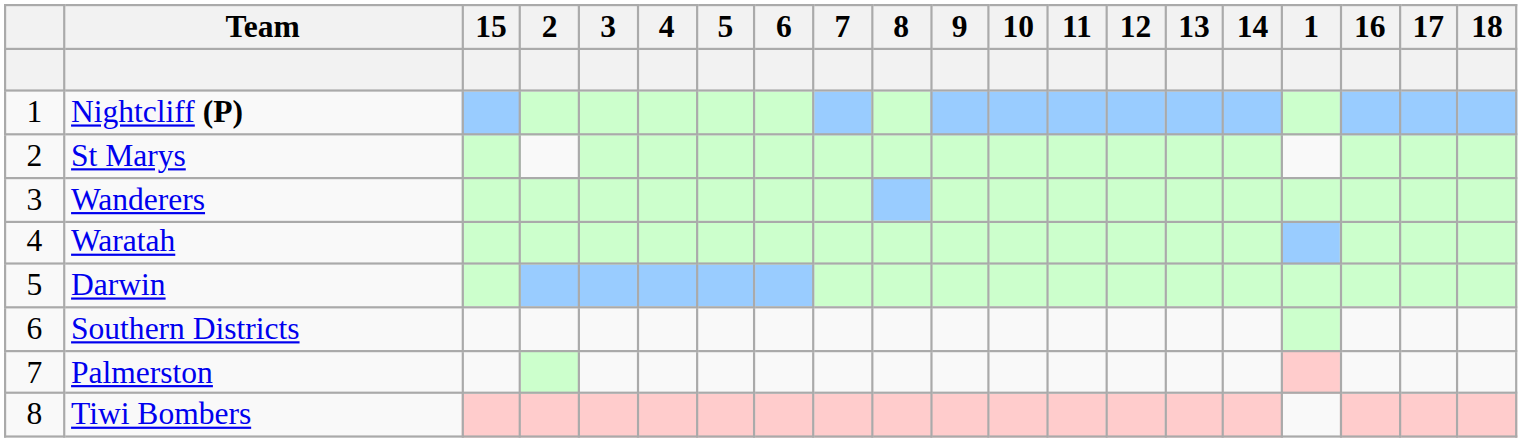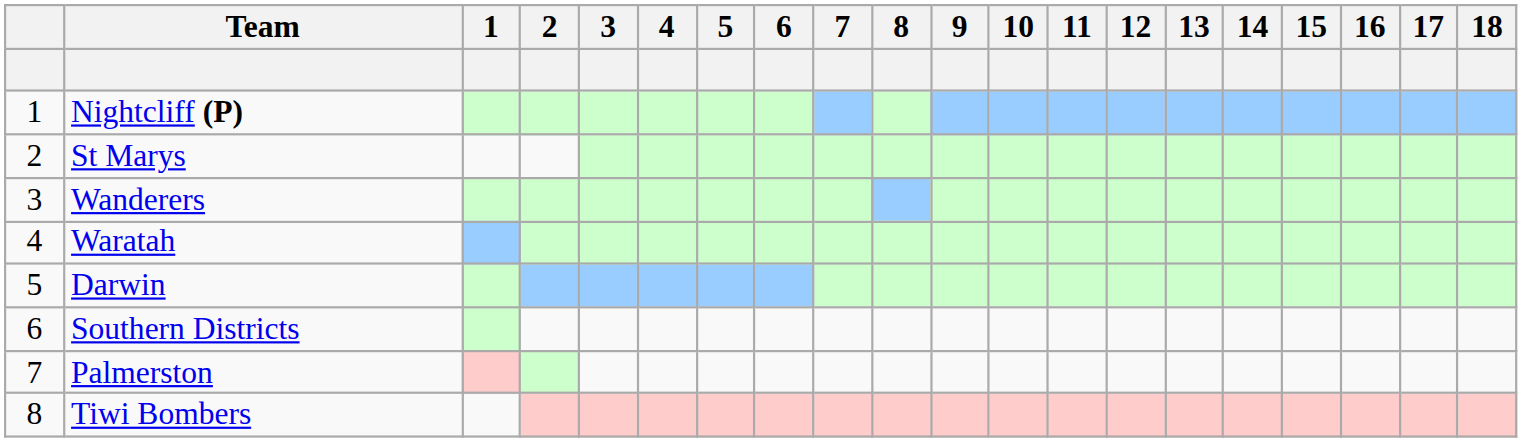columns swapped: (1311, 70) <-> (491, 70)
